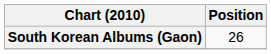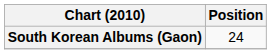(236, 37) 26 -> (236, 37) 24
